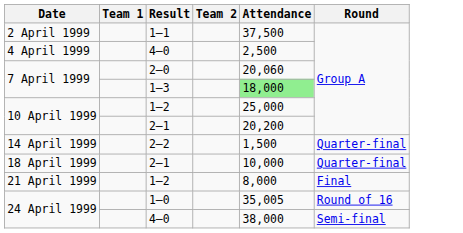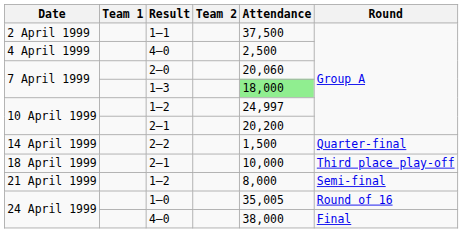(263, 107) 25,000 -> (263, 107) 24,997
(362, 163) Quarter-final -> (386, 163) Third place play-off
(334, 182) Final -> (351, 182) Semi-final
(351, 219) Semi-final -> (334, 219) Final
